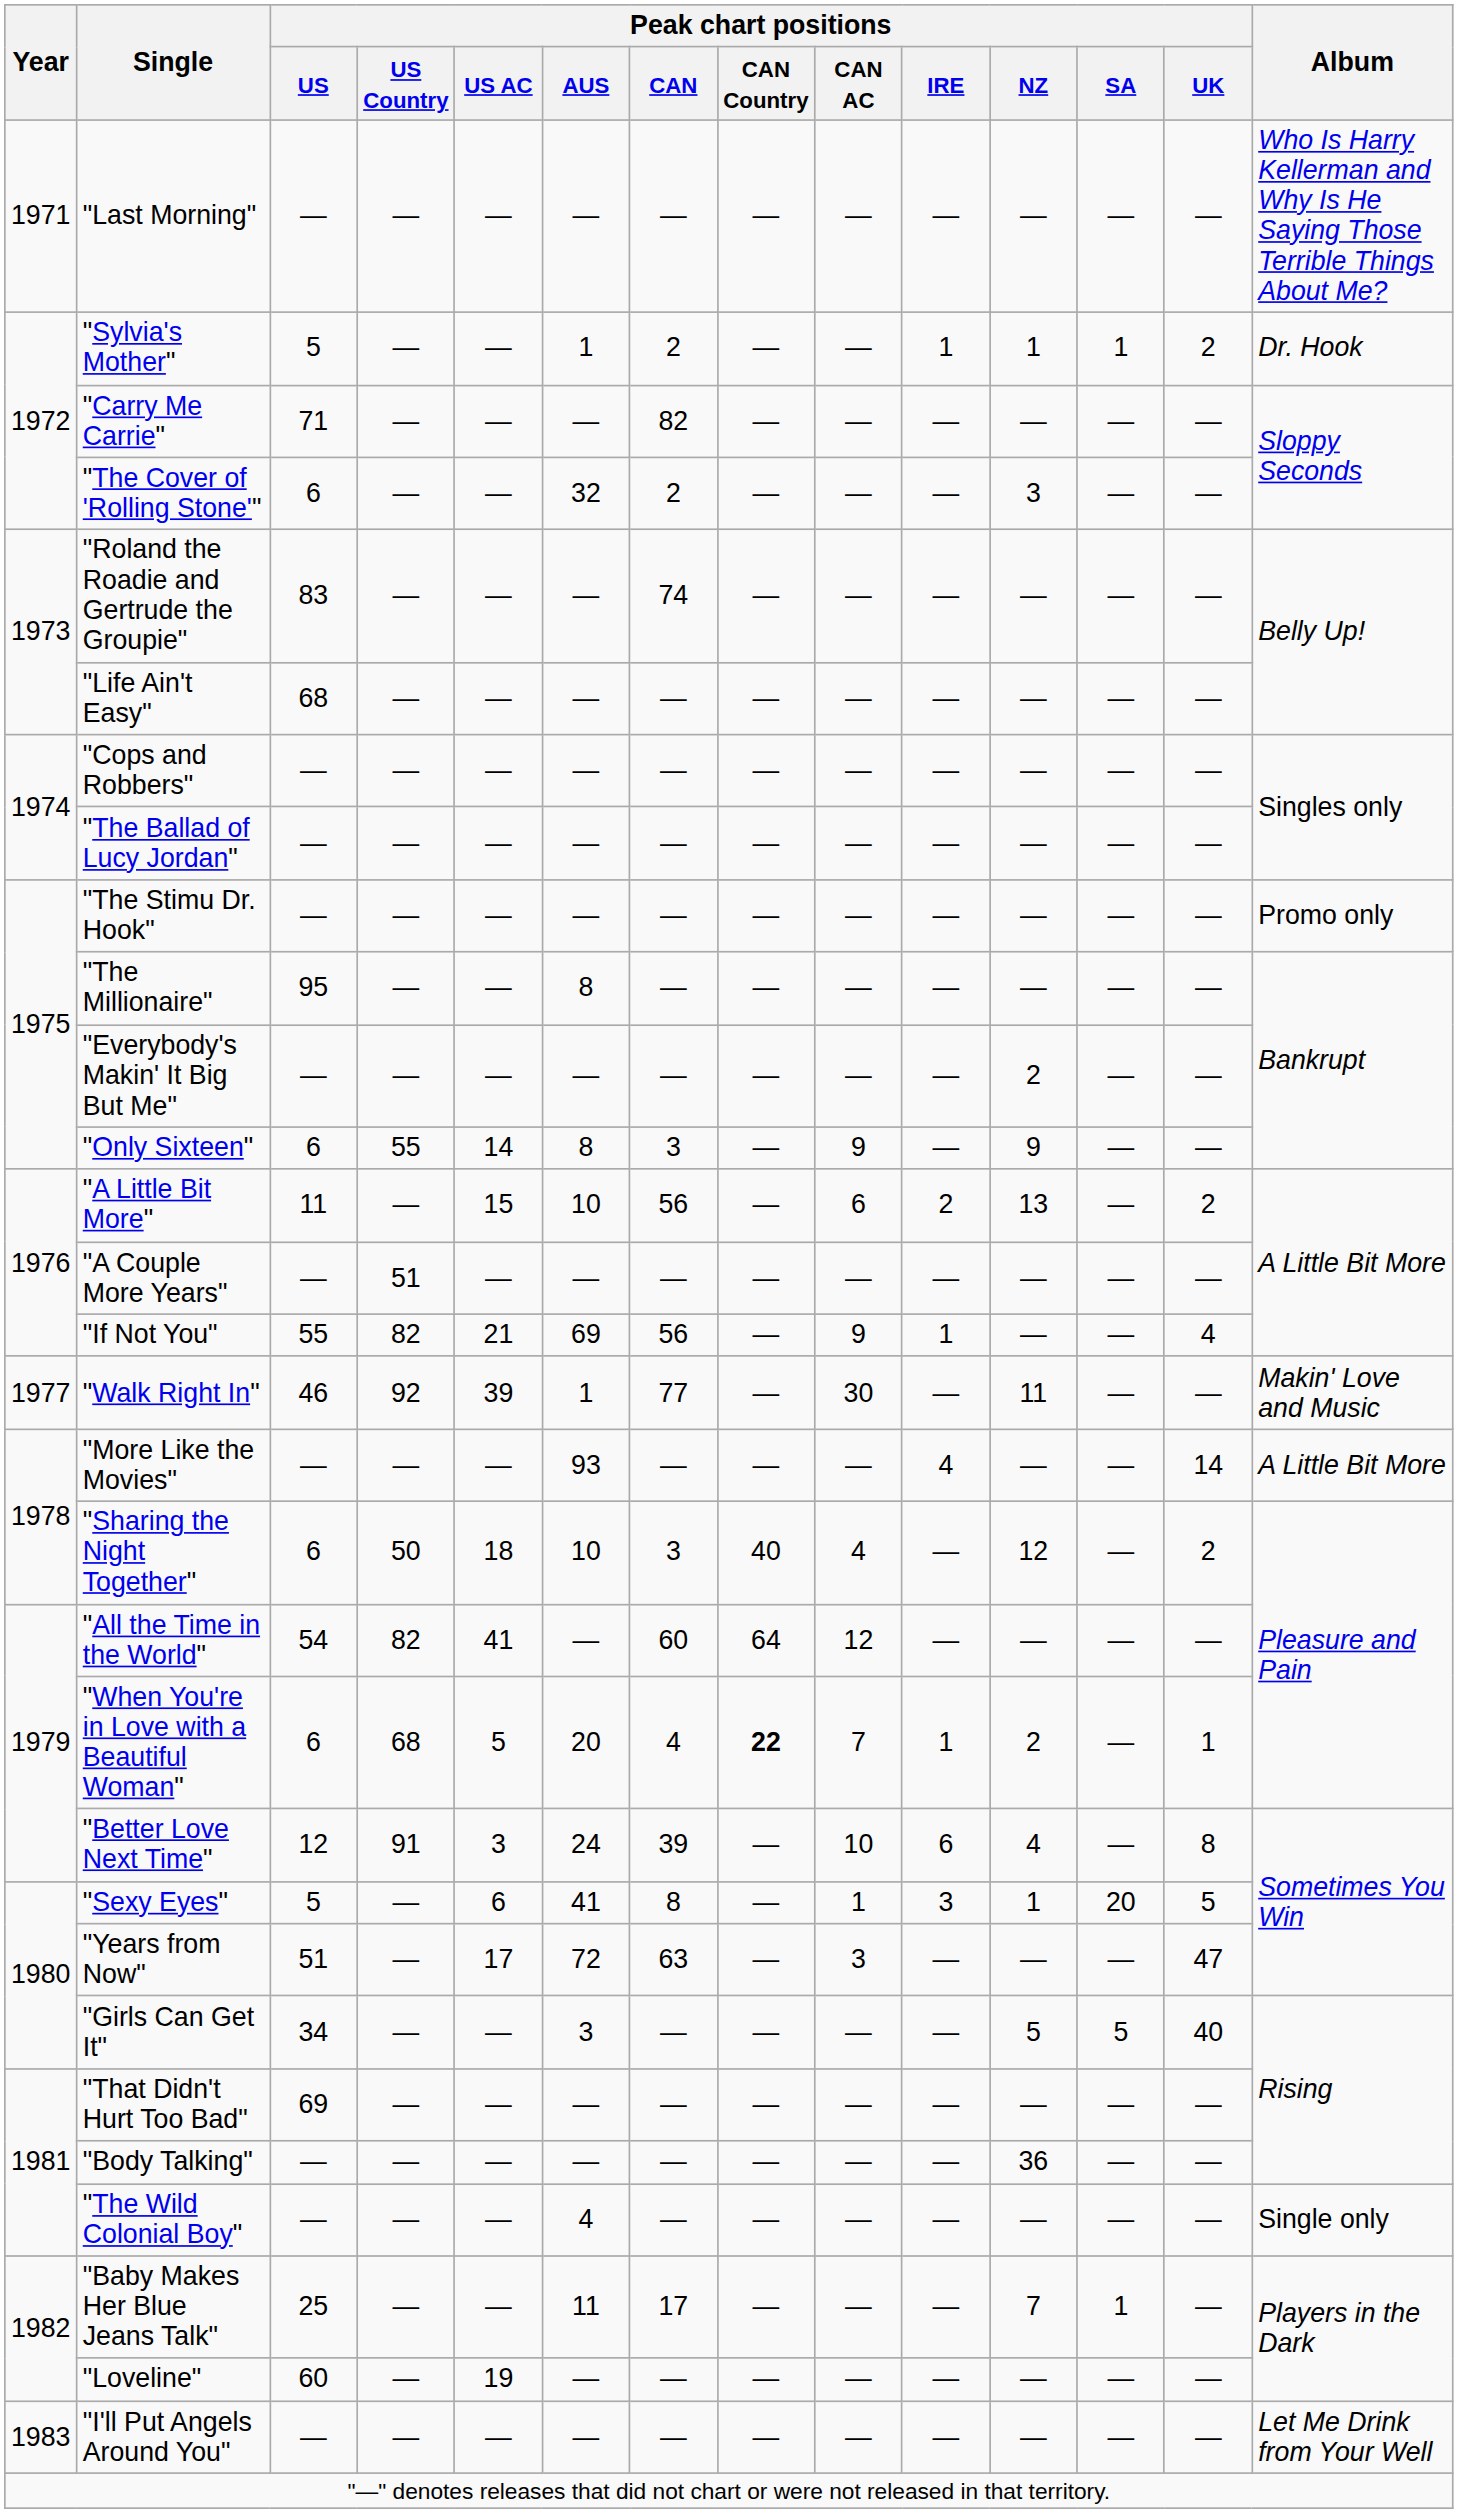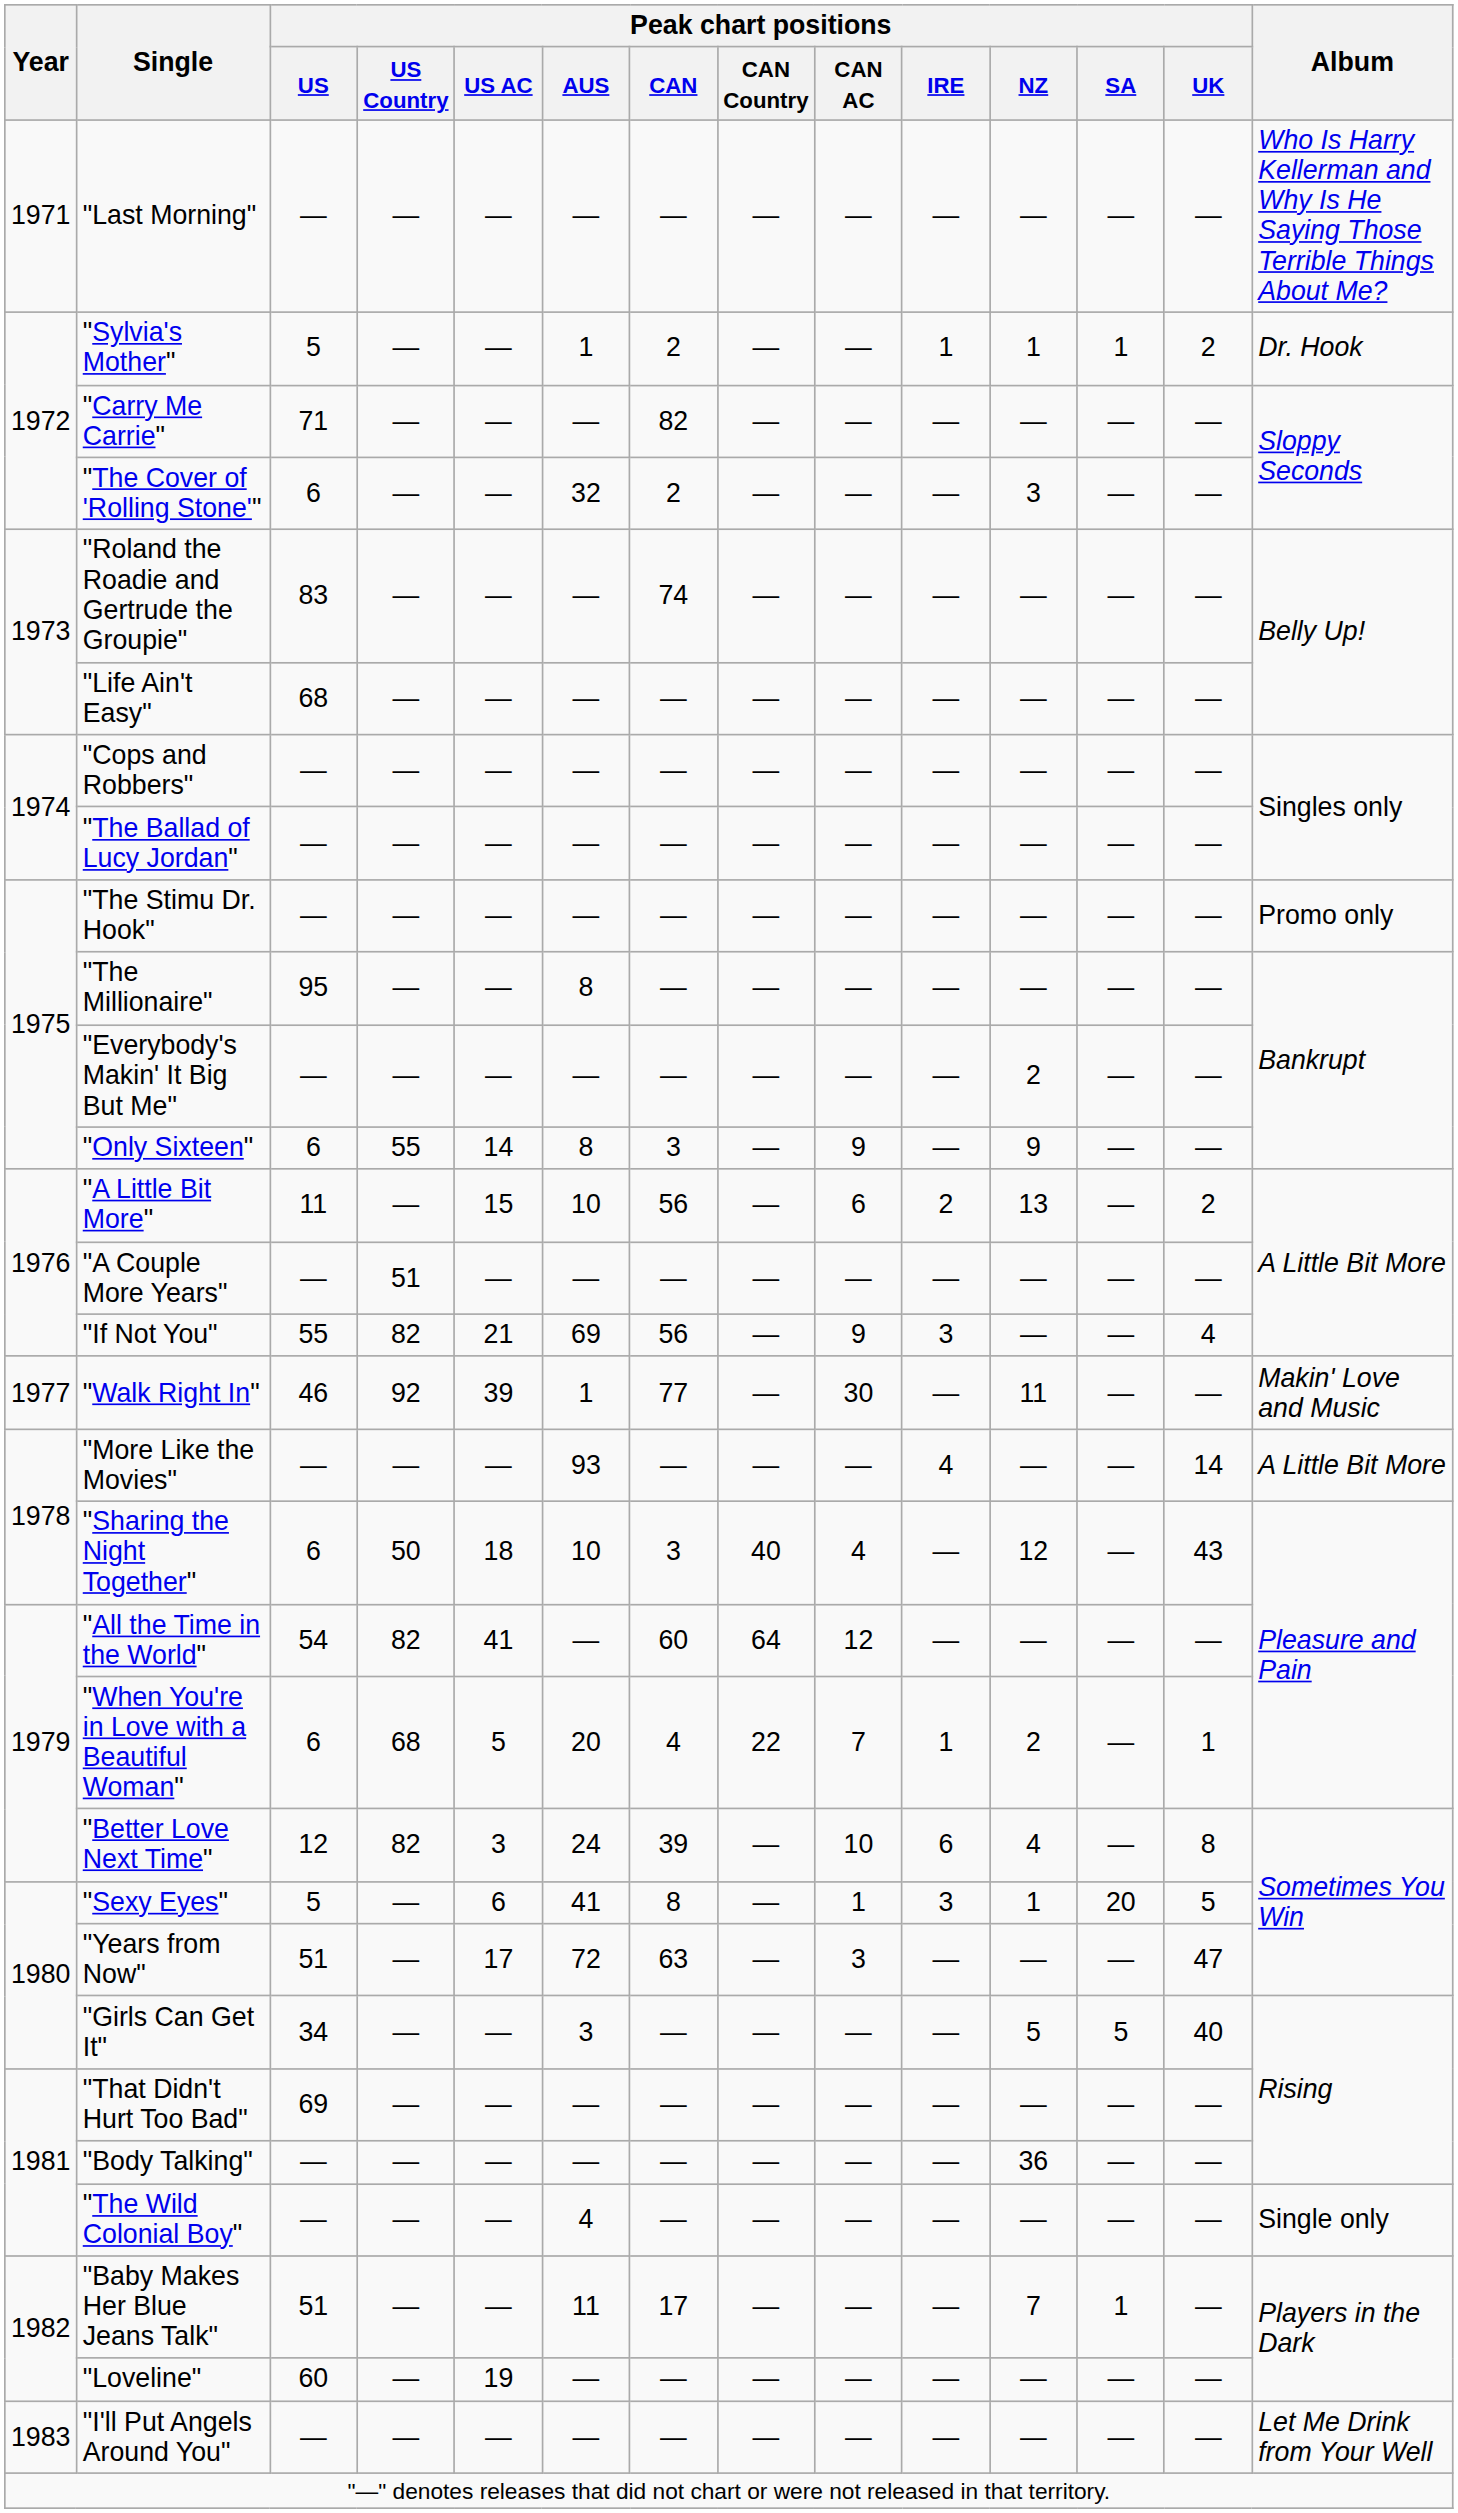(946, 1334) 1 -> (946, 1334) 3
(1208, 1552) 2 -> (1208, 1552) 43
(766, 1742) bold -> (766, 1742) normal
(406, 1844) 91 -> (406, 1844) 82
(313, 2306) 25 -> (313, 2306) 51
